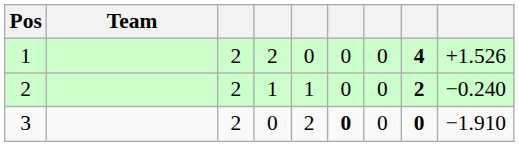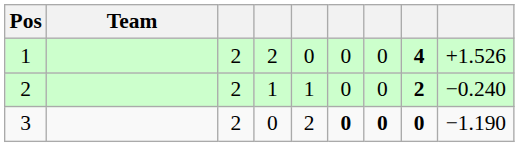(382, 123) normal -> (382, 123) bold
(476, 123) −1.910 -> (476, 123) −1.190
